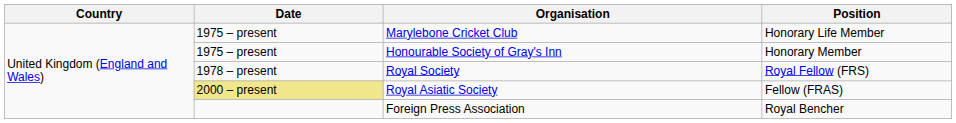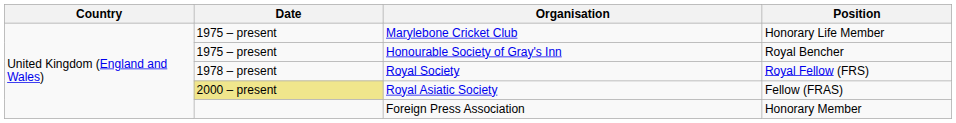(813, 52) Honorary Member -> (804, 52) Royal Bencher
(804, 109) Royal Bencher -> (813, 109) Honorary Member
